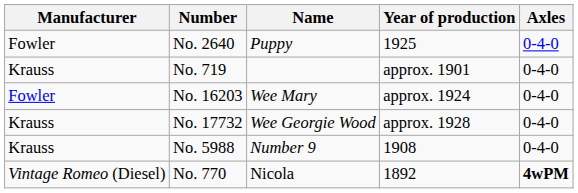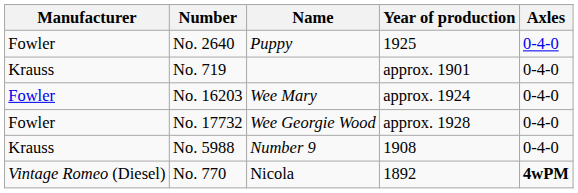(31, 122) Krauss -> (32, 122) Fowler
